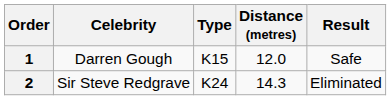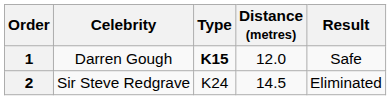(215, 58) normal -> (215, 58) bold
(271, 82) 14.3 -> (271, 82) 14.5
